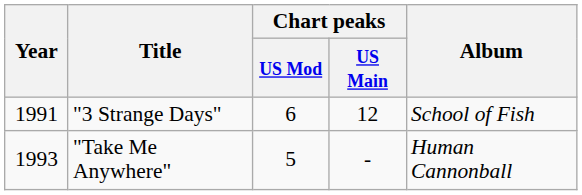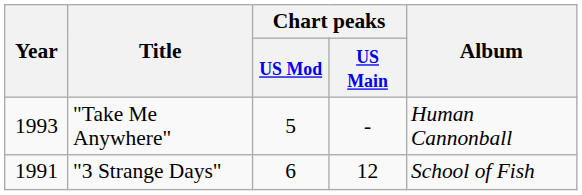rows swapped: (147, 113) <-> (122, 159)
